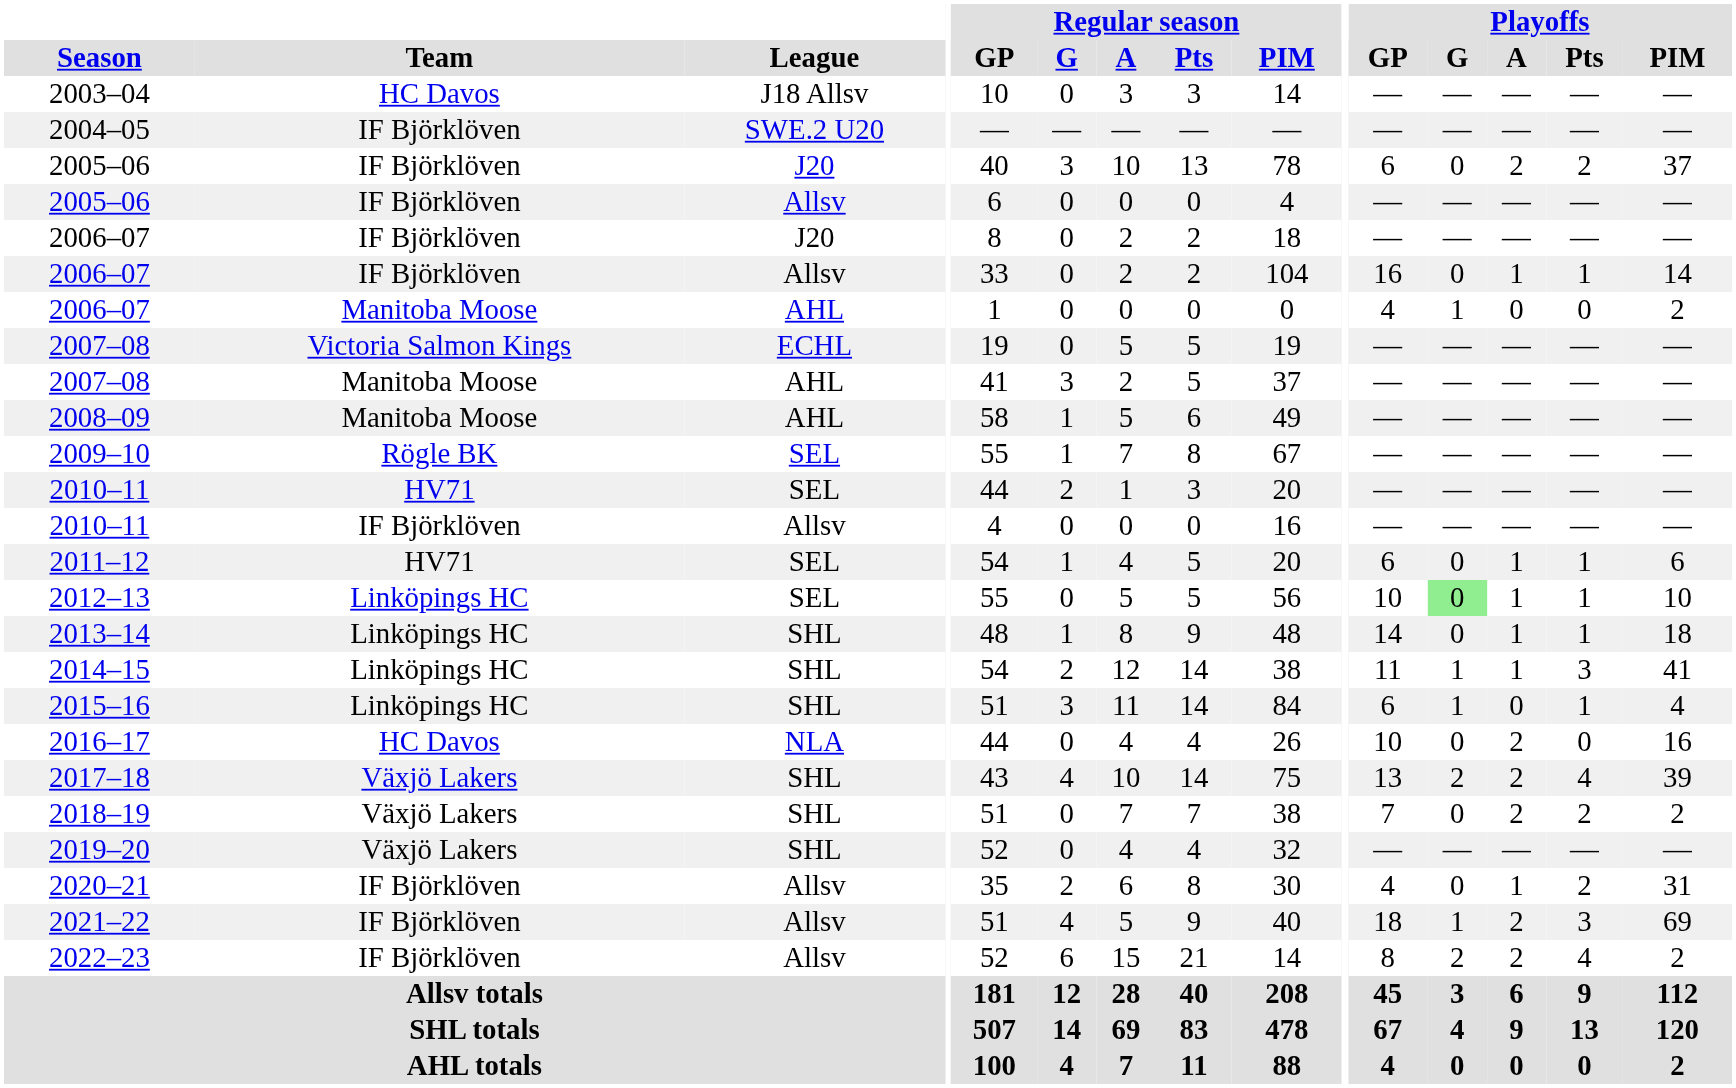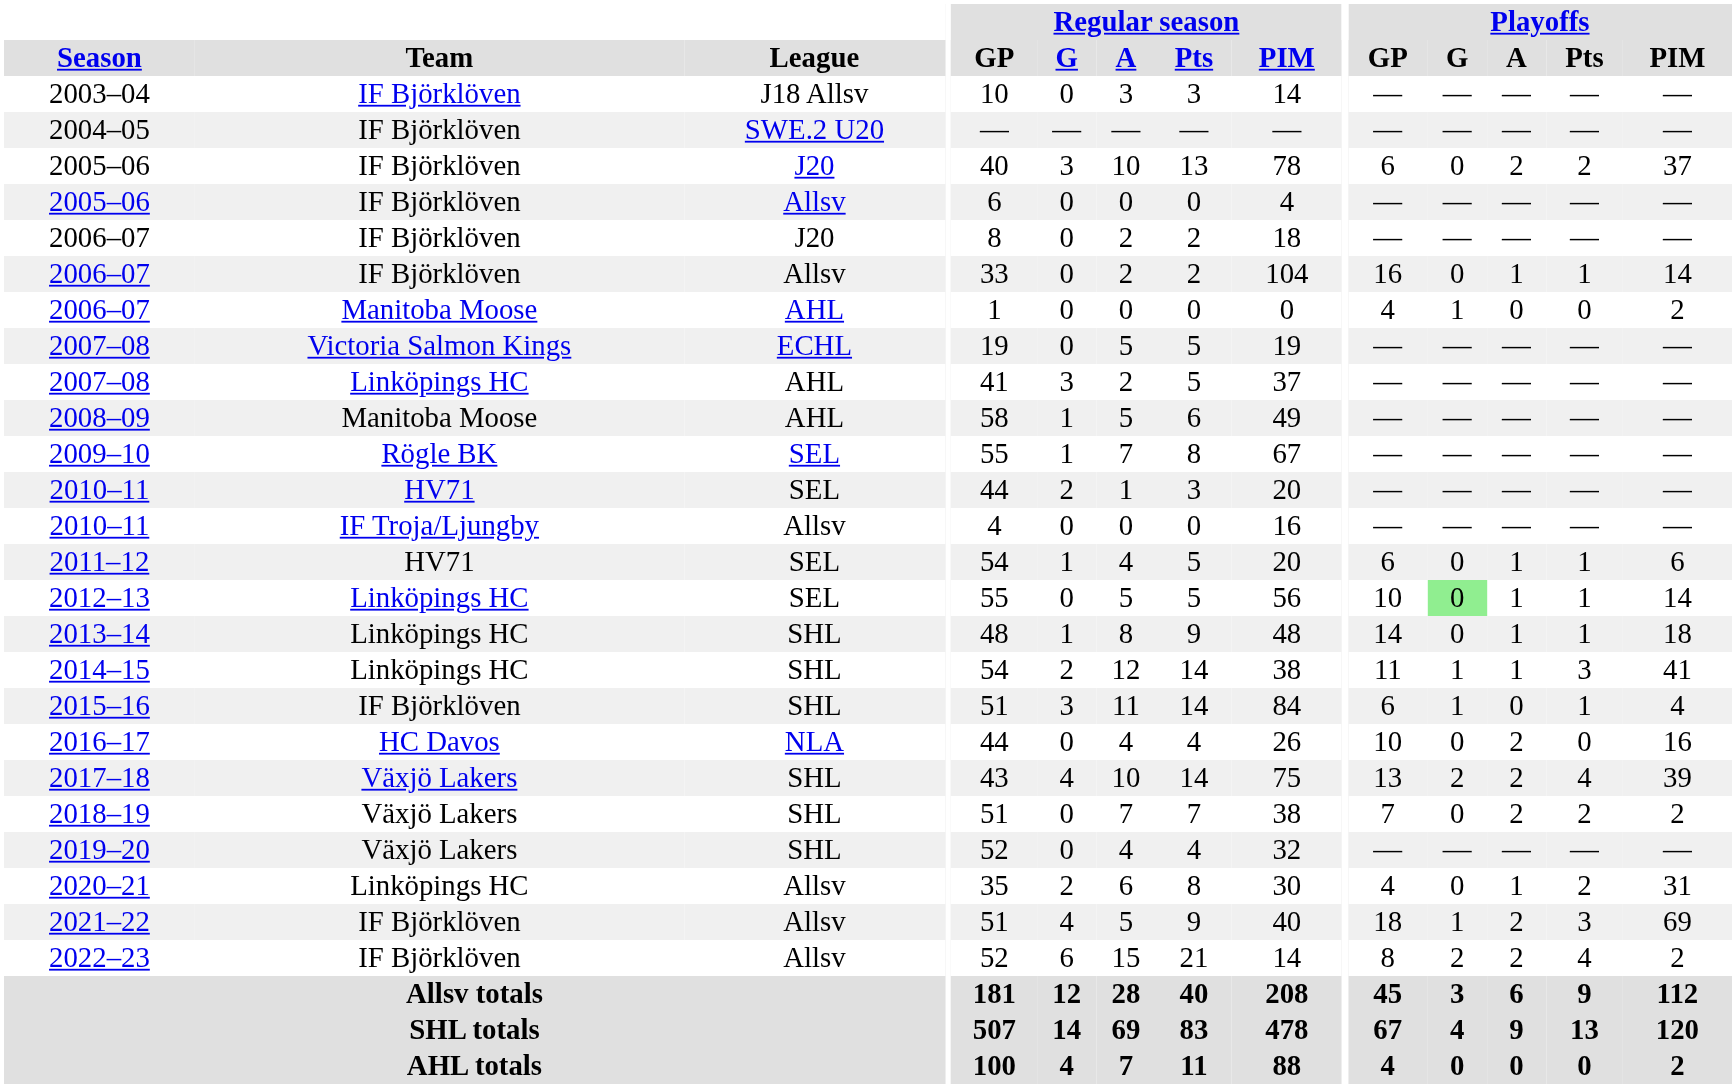(439, 93) HC Davos -> (439, 93) IF Björklöven
(439, 381) Manitoba Moose -> (439, 381) Linköpings HC
(439, 525) IF Björklöven -> (439, 525) IF Troja/Ljungby
(1677, 597) 10 -> (1677, 597) 14
(439, 705) Linköpings HC -> (439, 705) IF Björklöven
(439, 885) IF Björklöven -> (439, 885) Linköpings HC
